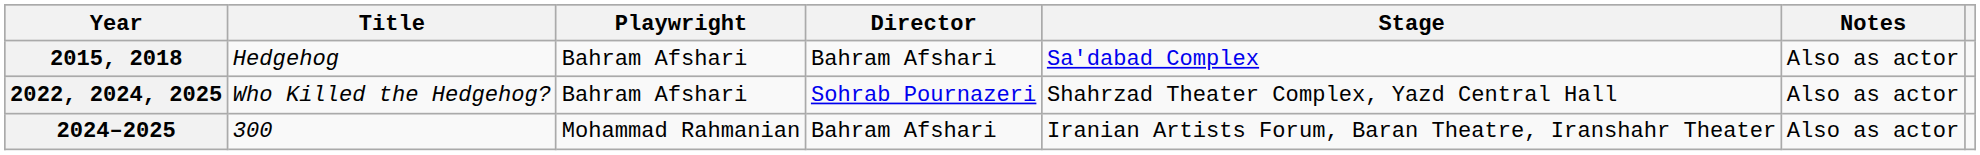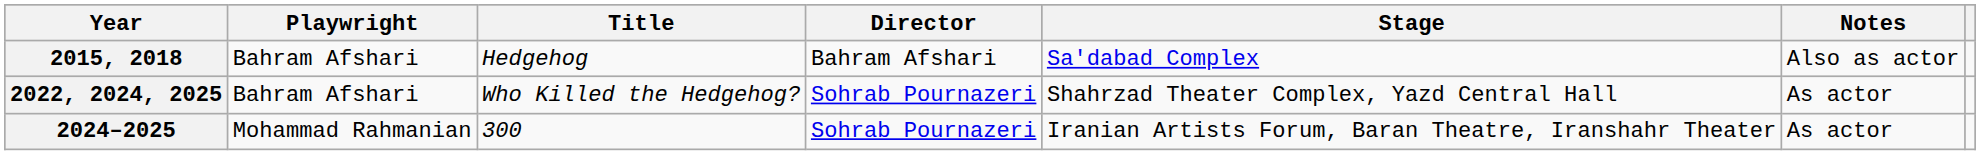columns swapped: (392, 23) <-> (681, 23)
(1873, 95) Also as actor -> (1840, 95) As actor
(904, 131) Bahram Afshari -> (924, 131) Sohrab Pournazeri
(1873, 131) Also as actor -> (1840, 131) As actor
